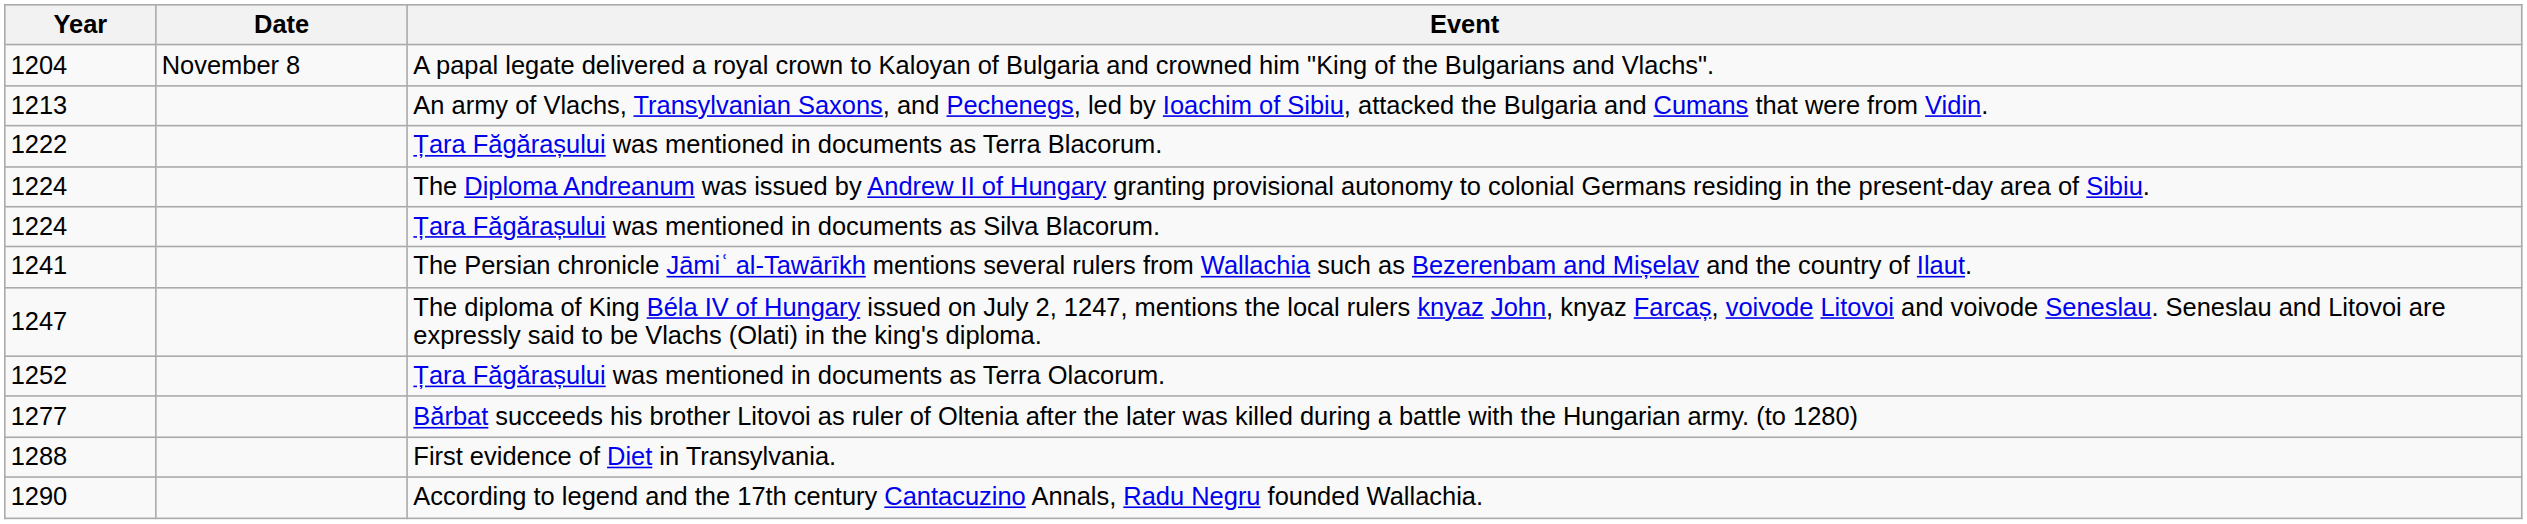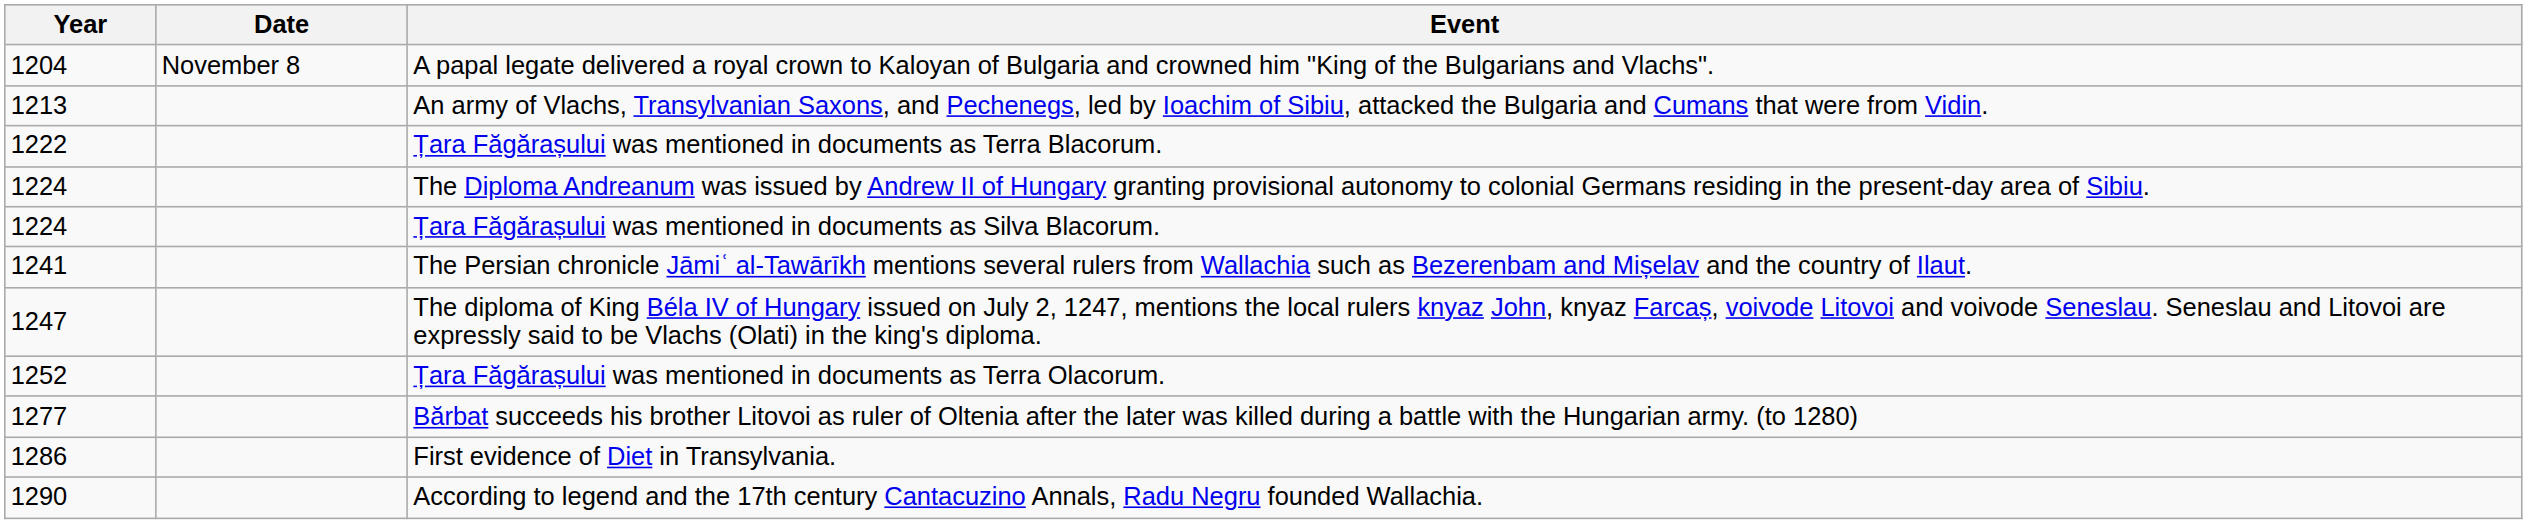(39, 456) 1288 -> (39, 456) 1286
